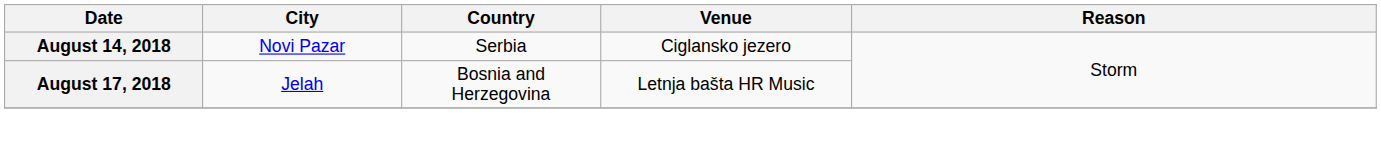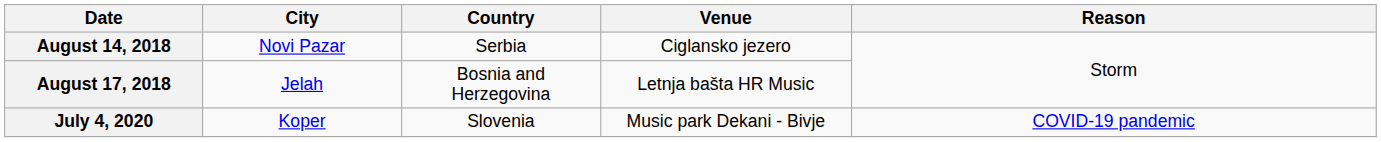+ row: (104, 121)
